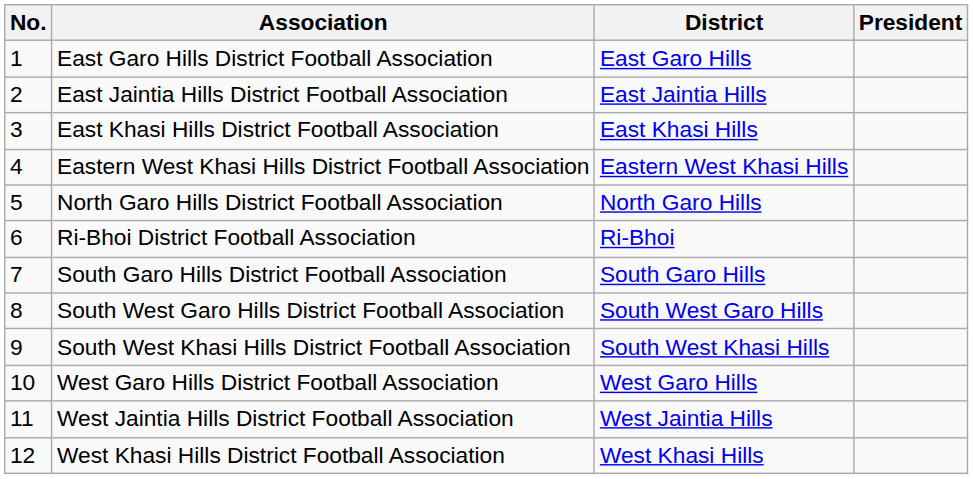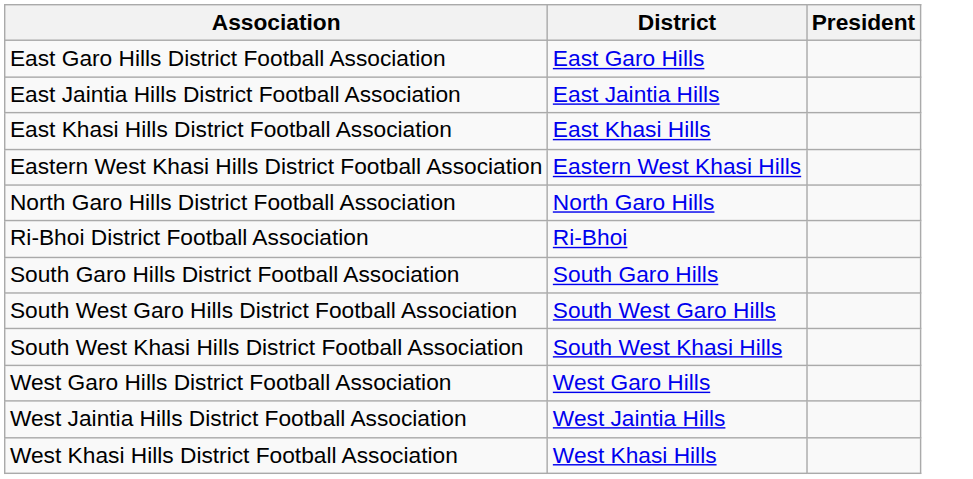- column: (28, 22)
